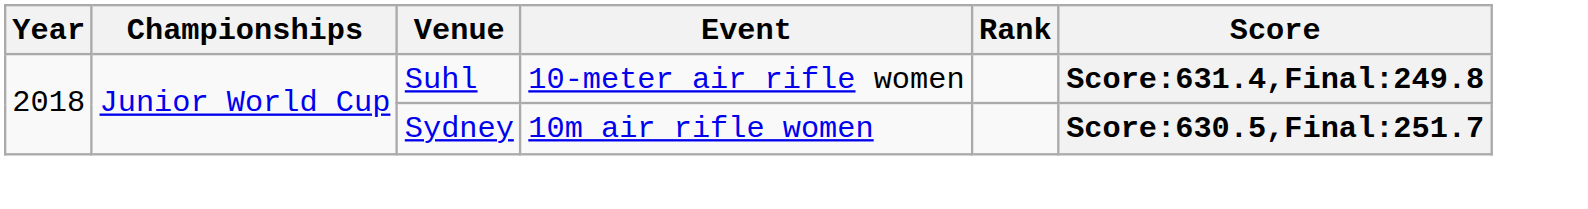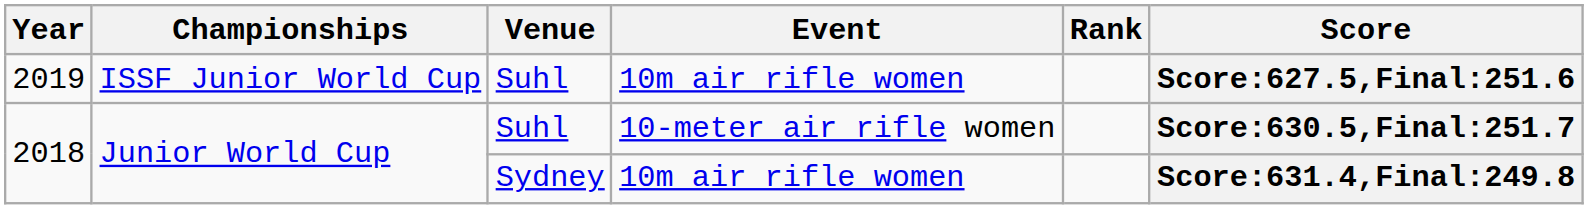+ row: (49, 79)
(1275, 79) Score:631.4,Final:249.8 -> (1366, 129) Score:630.5,Final:251.7
(1275, 129) Score:630.5,Final:251.7 -> (1366, 178) Score:631.4,Final:249.8
